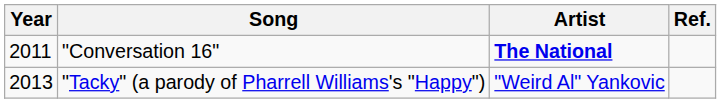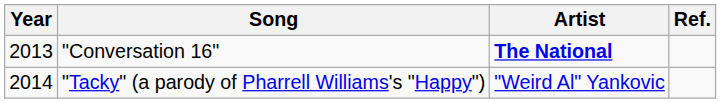(30, 51) 2011 -> (31, 51) 2013
(31, 82) 2013 -> (31, 82) 2014
